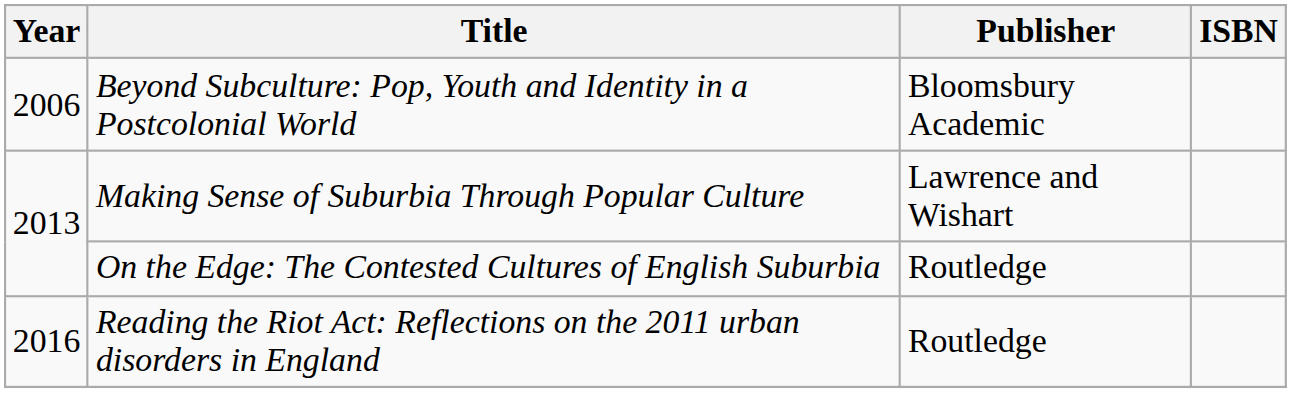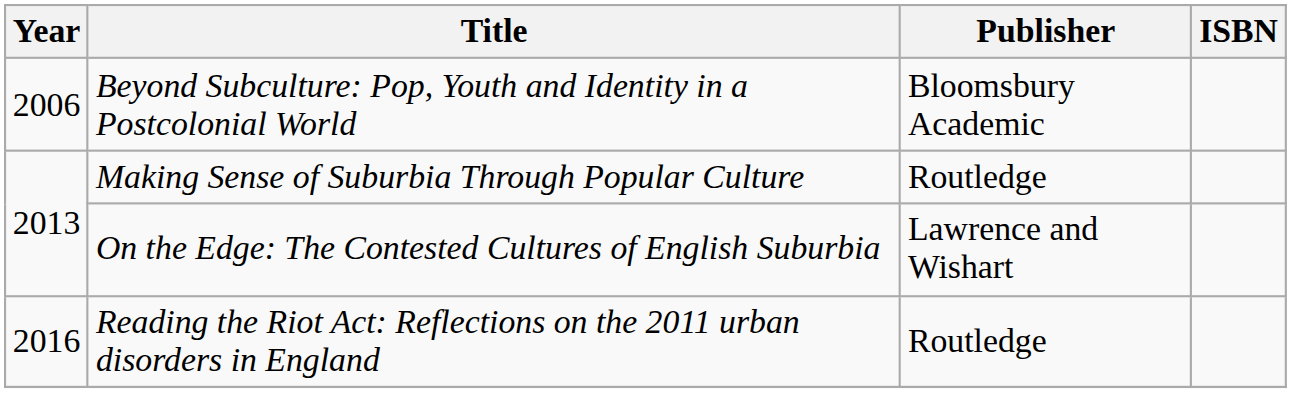(1003, 195) Lawrence and Wishart -> (977, 176) Routledge
(977, 267) Routledge -> (1003, 248) Lawrence and Wishart
